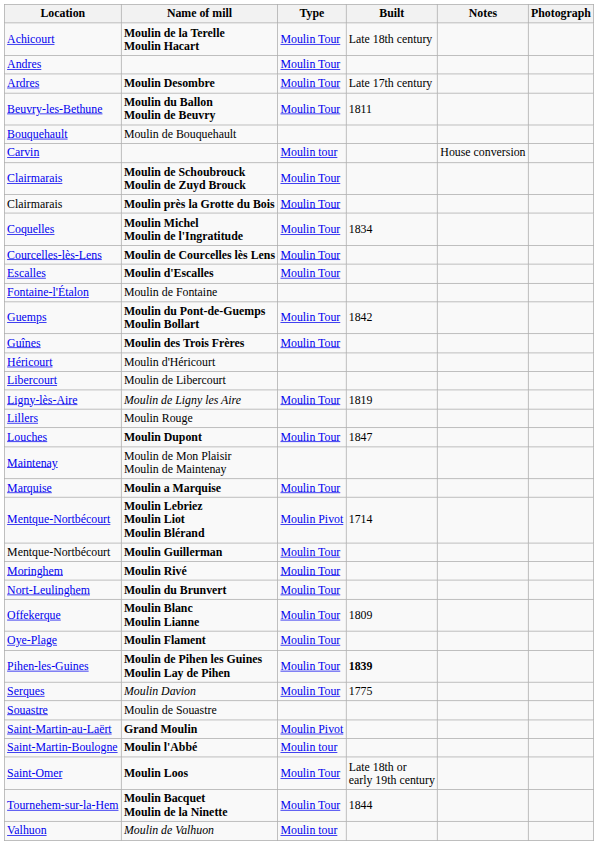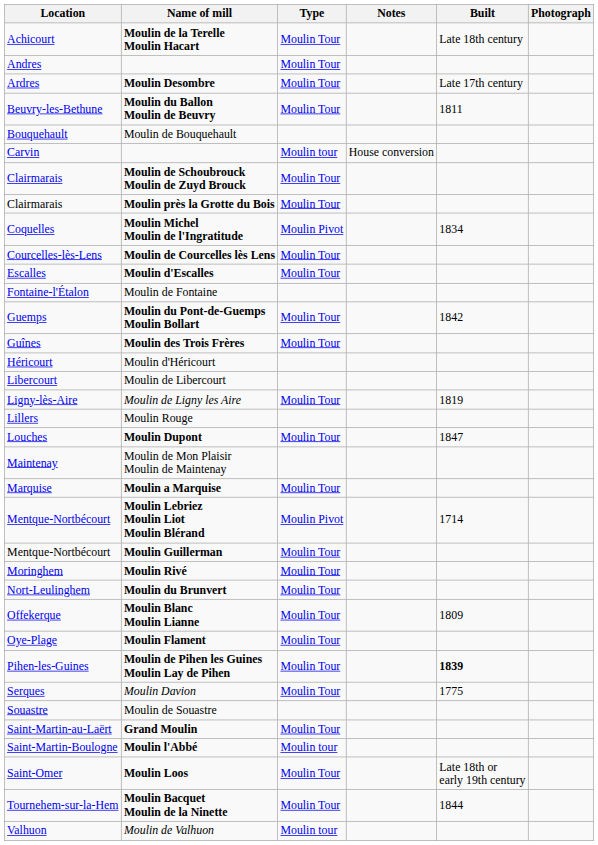columns swapped: (392, 13) <-> (483, 13)
(310, 229) Moulin Tour -> (312, 229) Moulin Pivot
(312, 729) Moulin Pivot -> (310, 729) Moulin Tour
